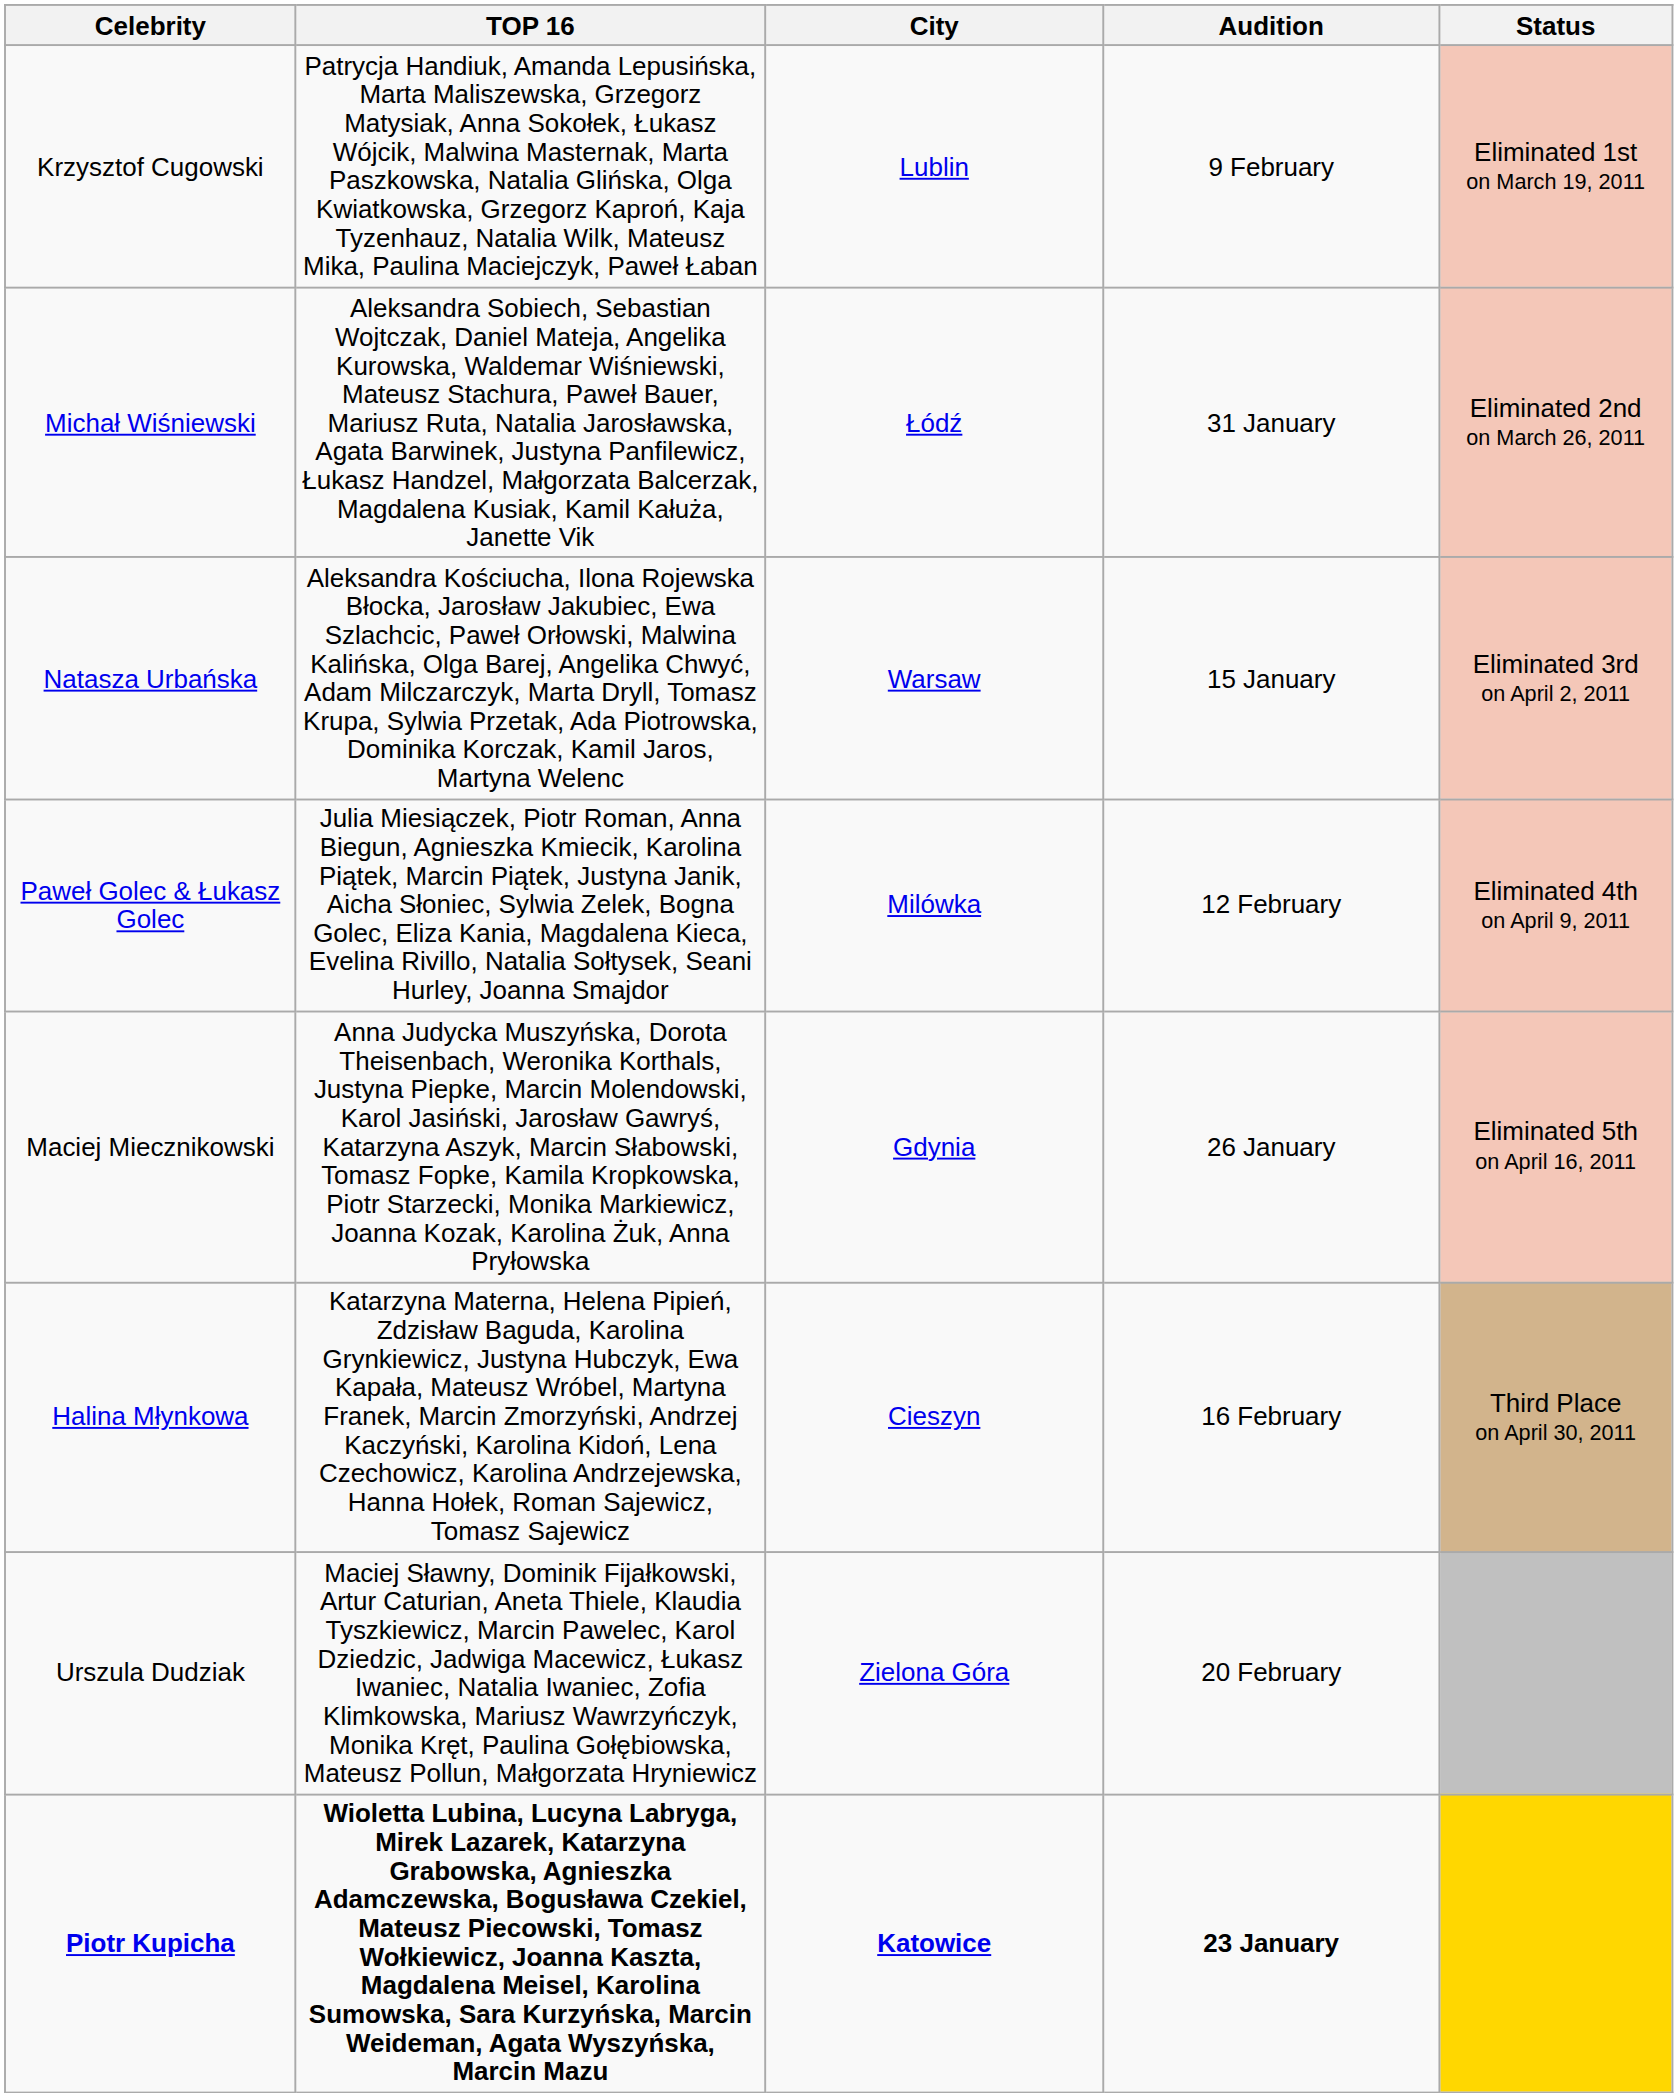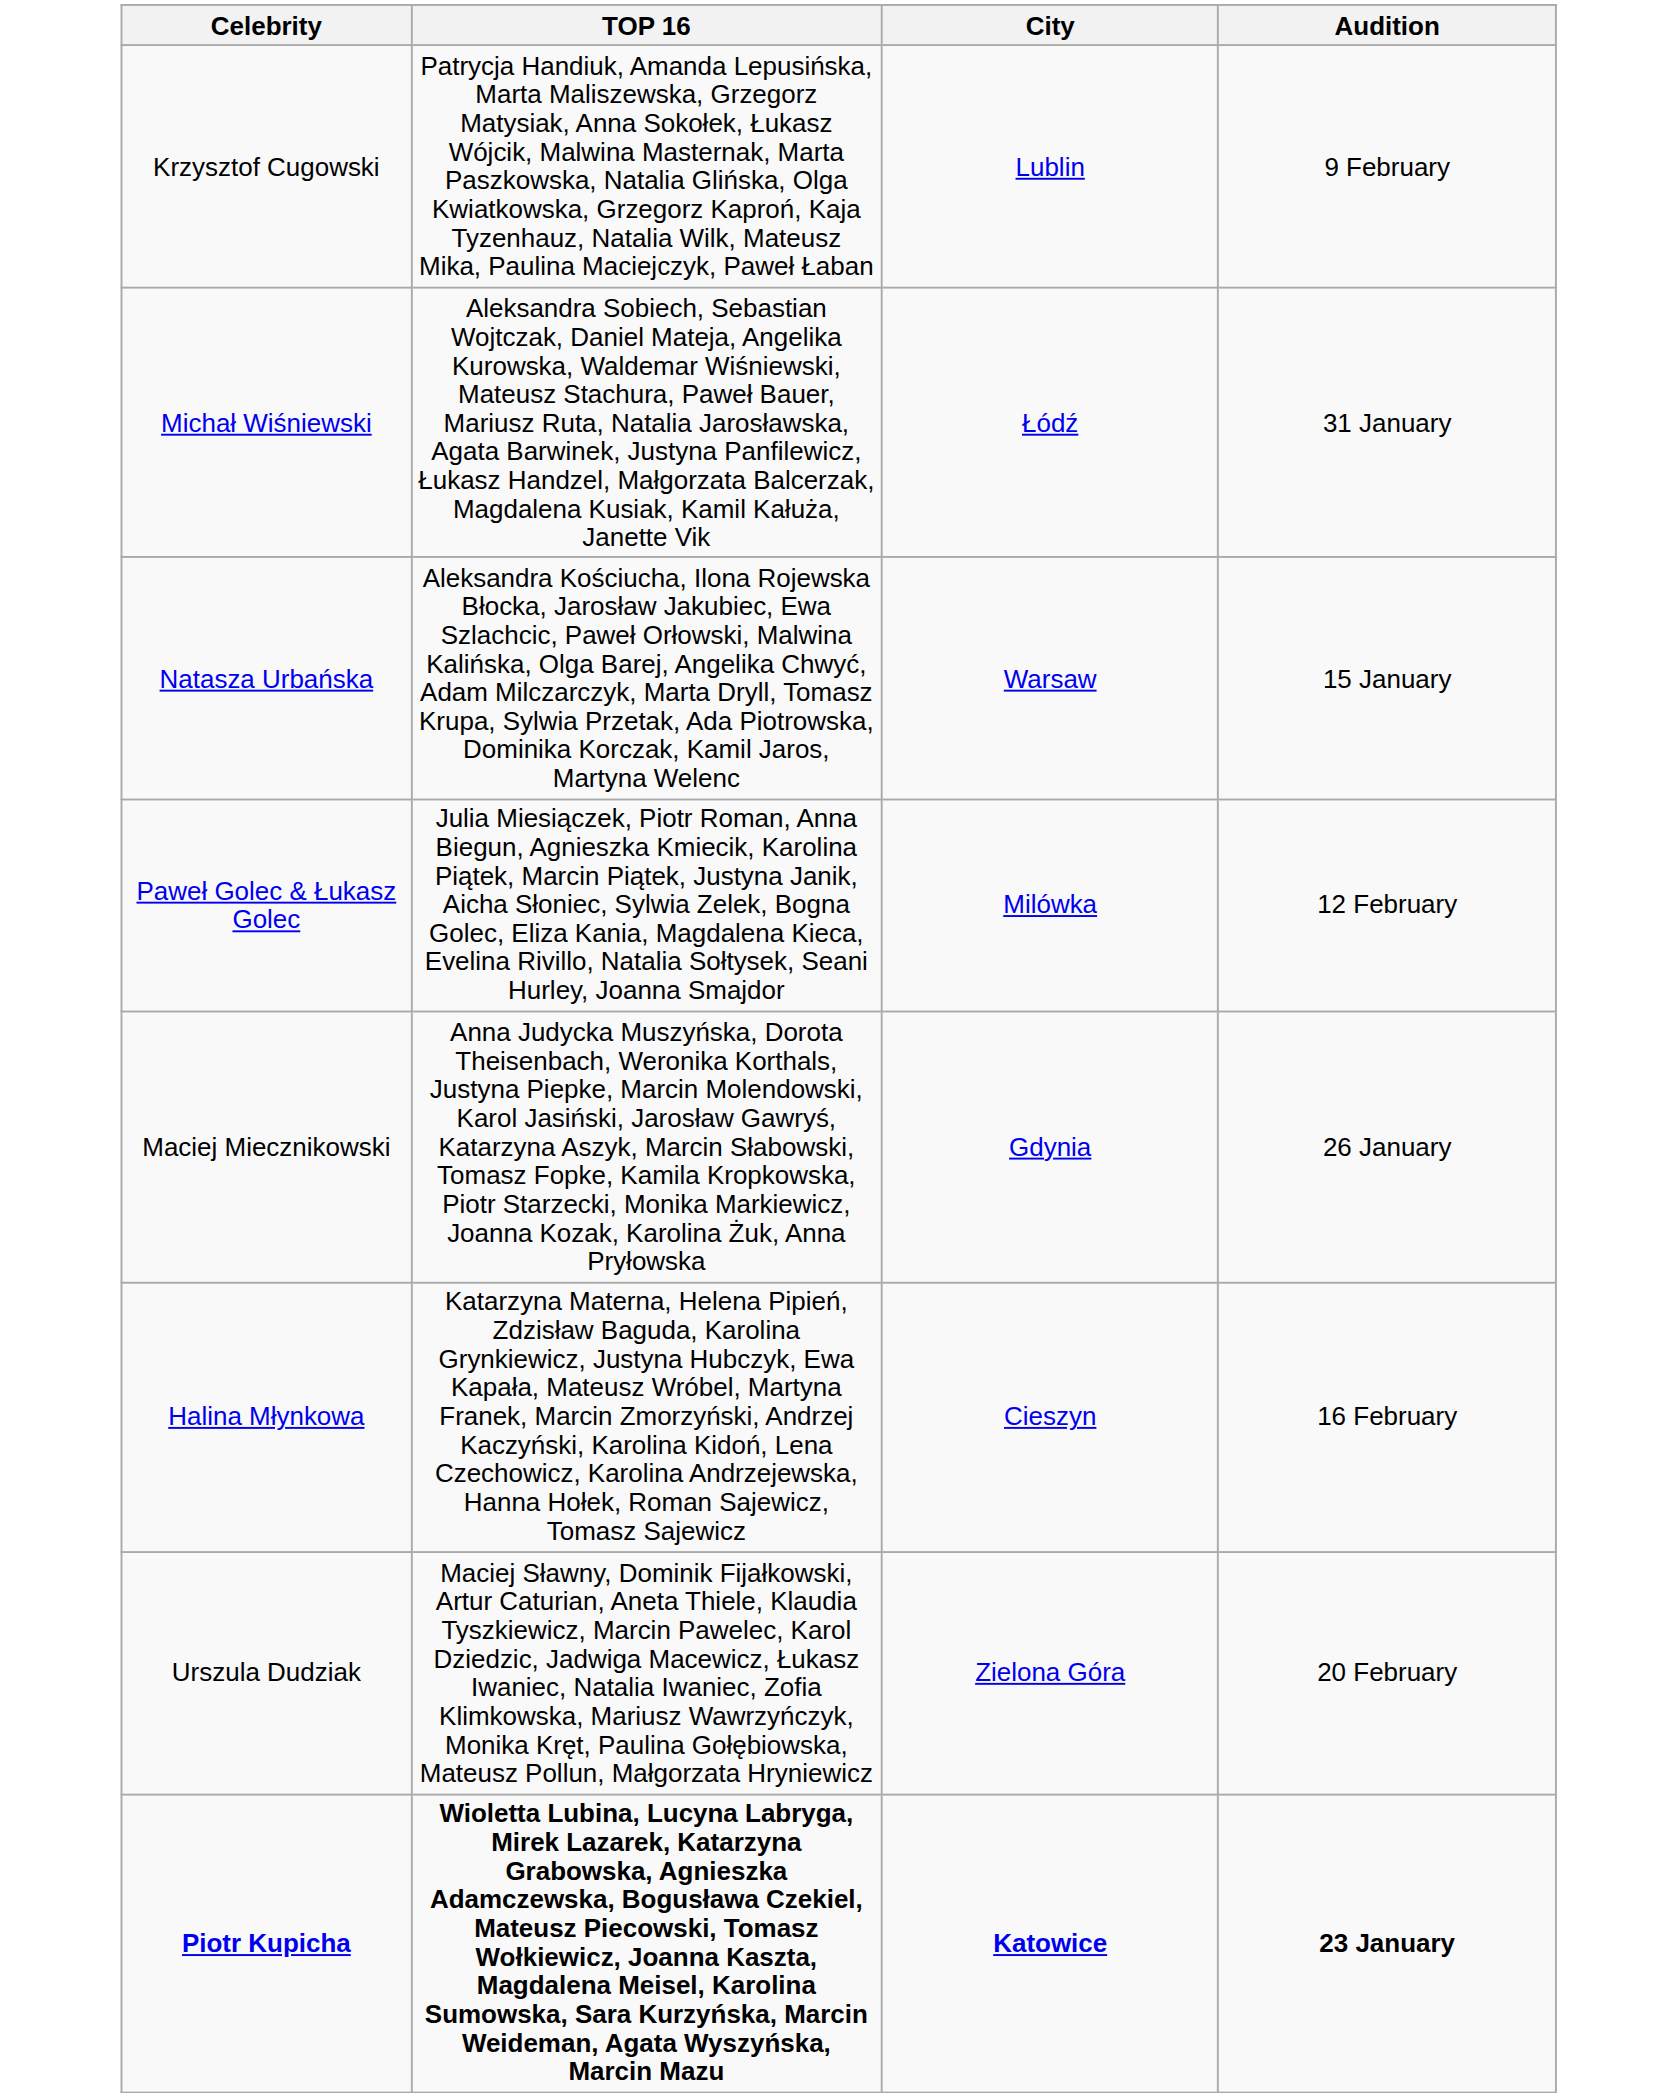- column: (1556, 25)
